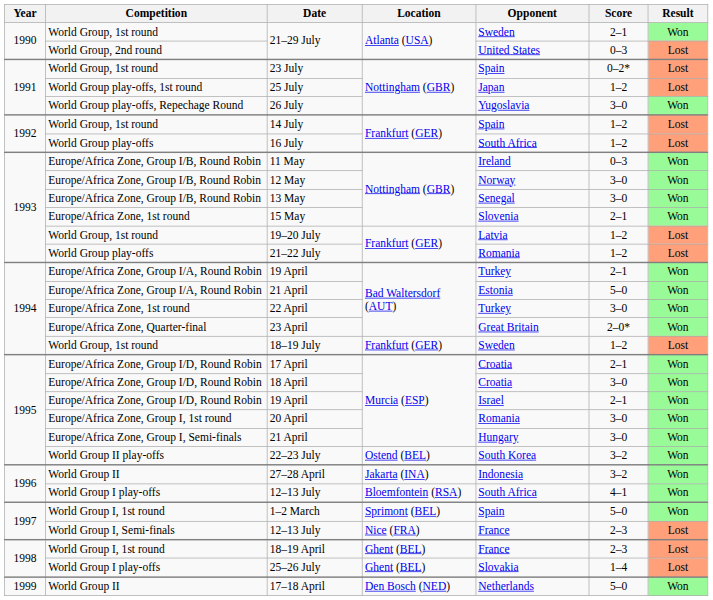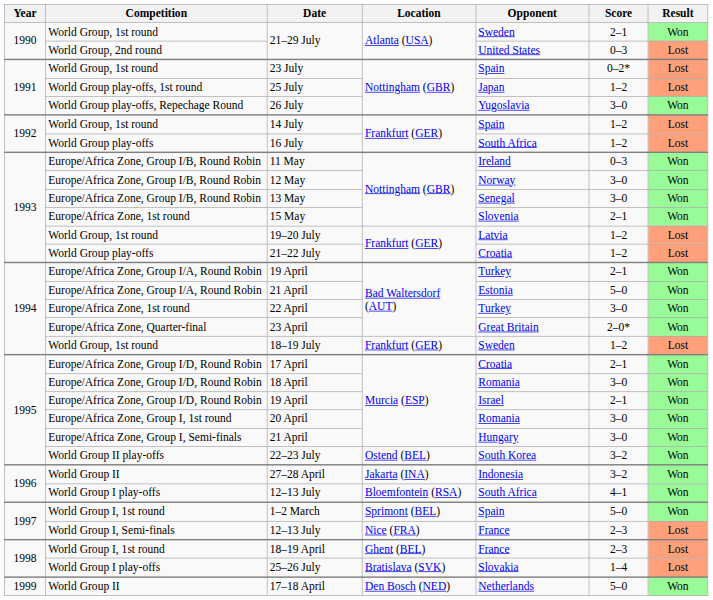(499, 253) Romania -> (495, 253) Croatia
(495, 382) Croatia -> (499, 382) Romania
(395, 567) Ghent (BEL) -> (405, 567) Bratislava (SVK)
